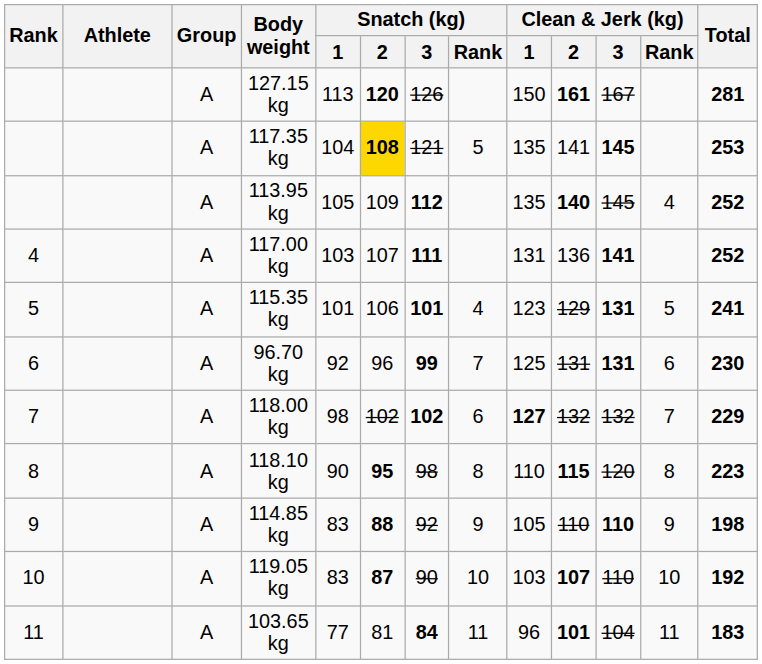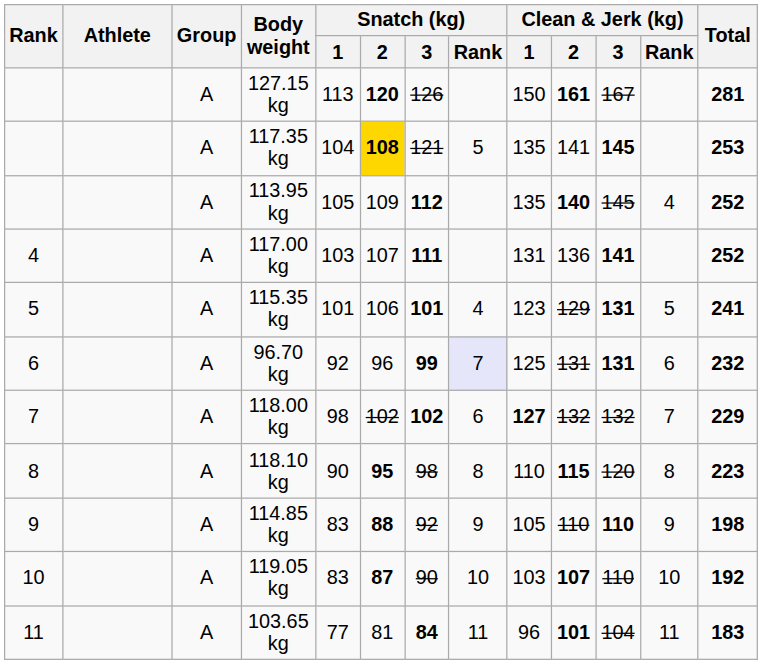(478, 363) no background -> (478, 363) lavender background
(728, 363) 230 -> (728, 363) 232
